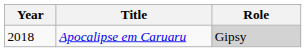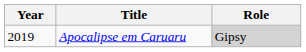(21, 36) 2018 -> (21, 36) 2019
